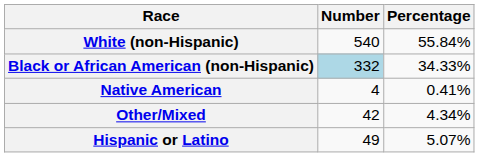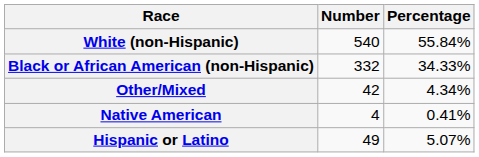(367, 66) lightblue background -> (367, 66) no background
rows swapped: (161, 90) <-> (161, 115)
